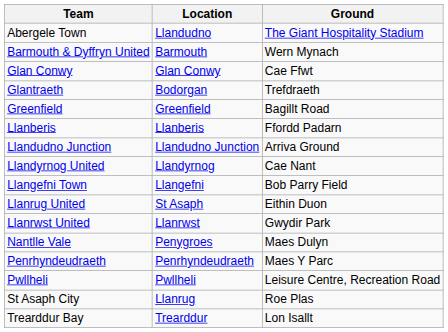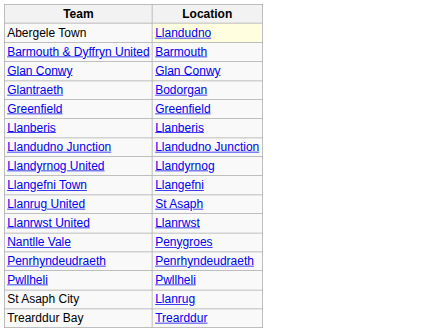- column: (353, 14)
(183, 33) no background -> (183, 33) lightyellow background
